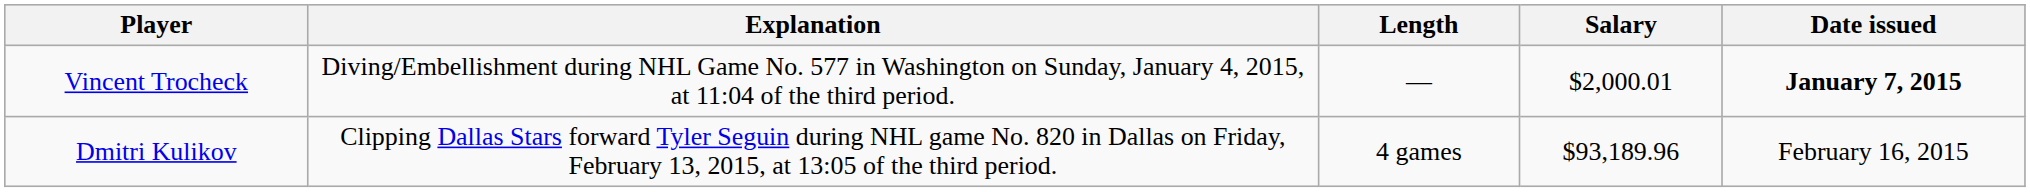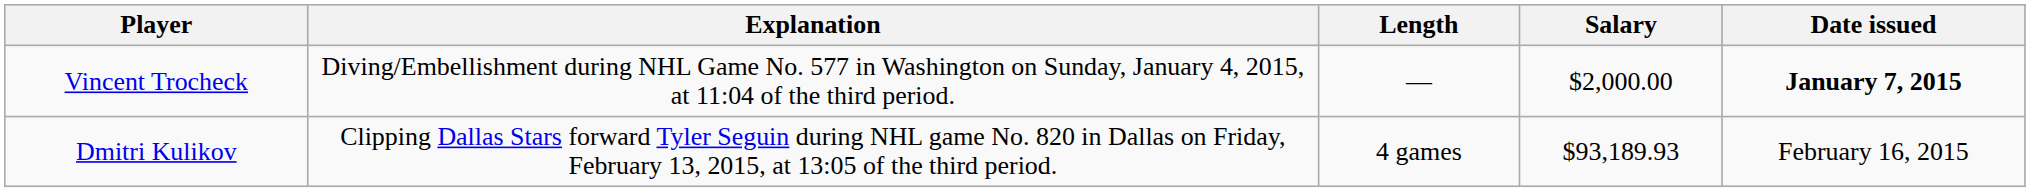(1621, 80) $2,000.01 -> (1621, 80) $2,000.00
(1621, 151) $93,189.96 -> (1621, 151) $93,189.93
